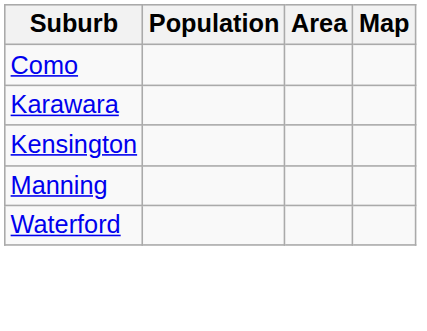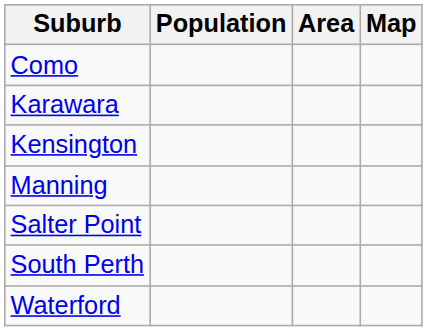+ row: (76, 225)
+ row: (77, 265)
